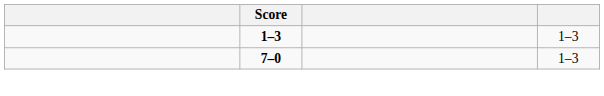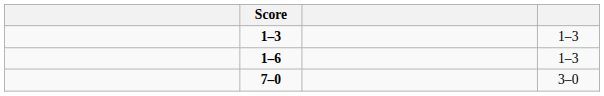+ row: (271, 58)
(568, 58) 1–3 -> (568, 79) 3–0
